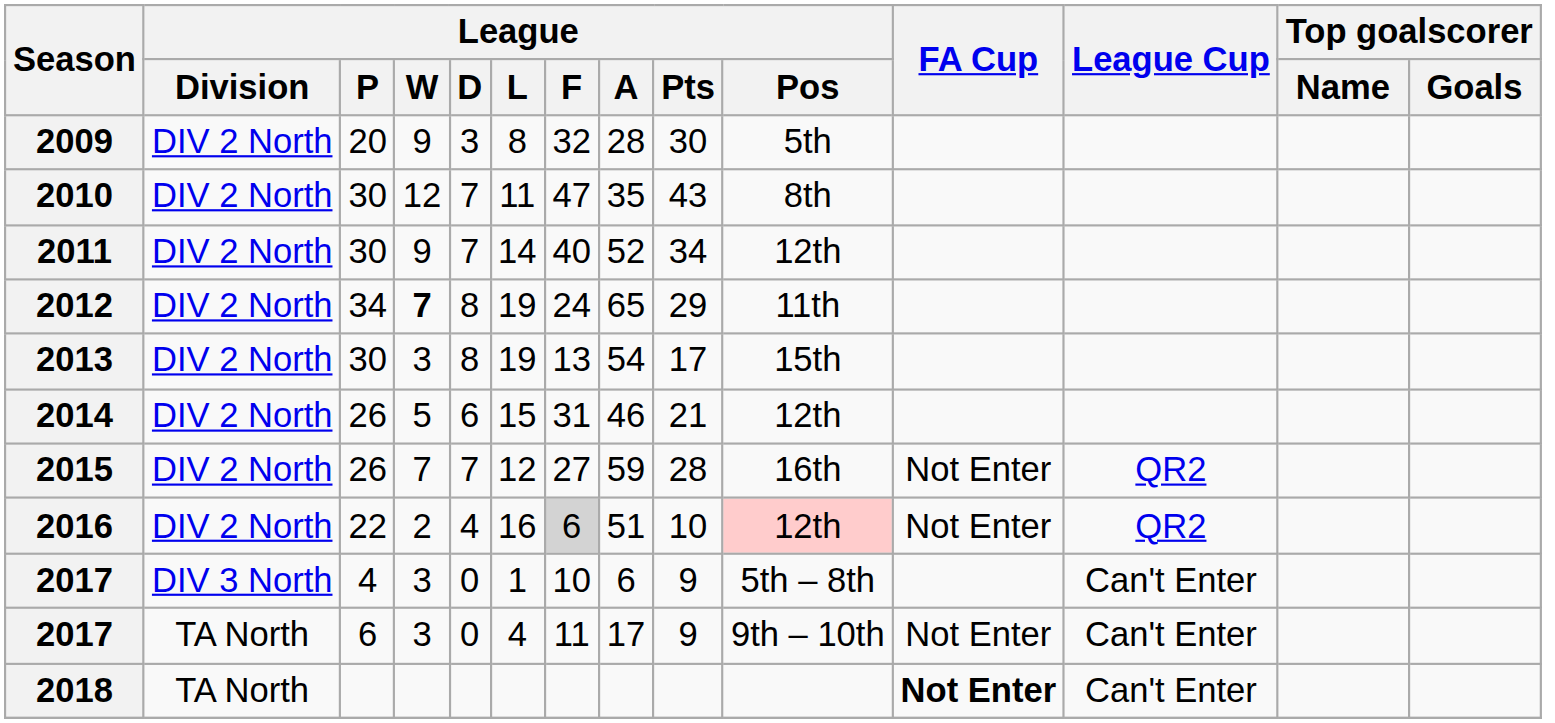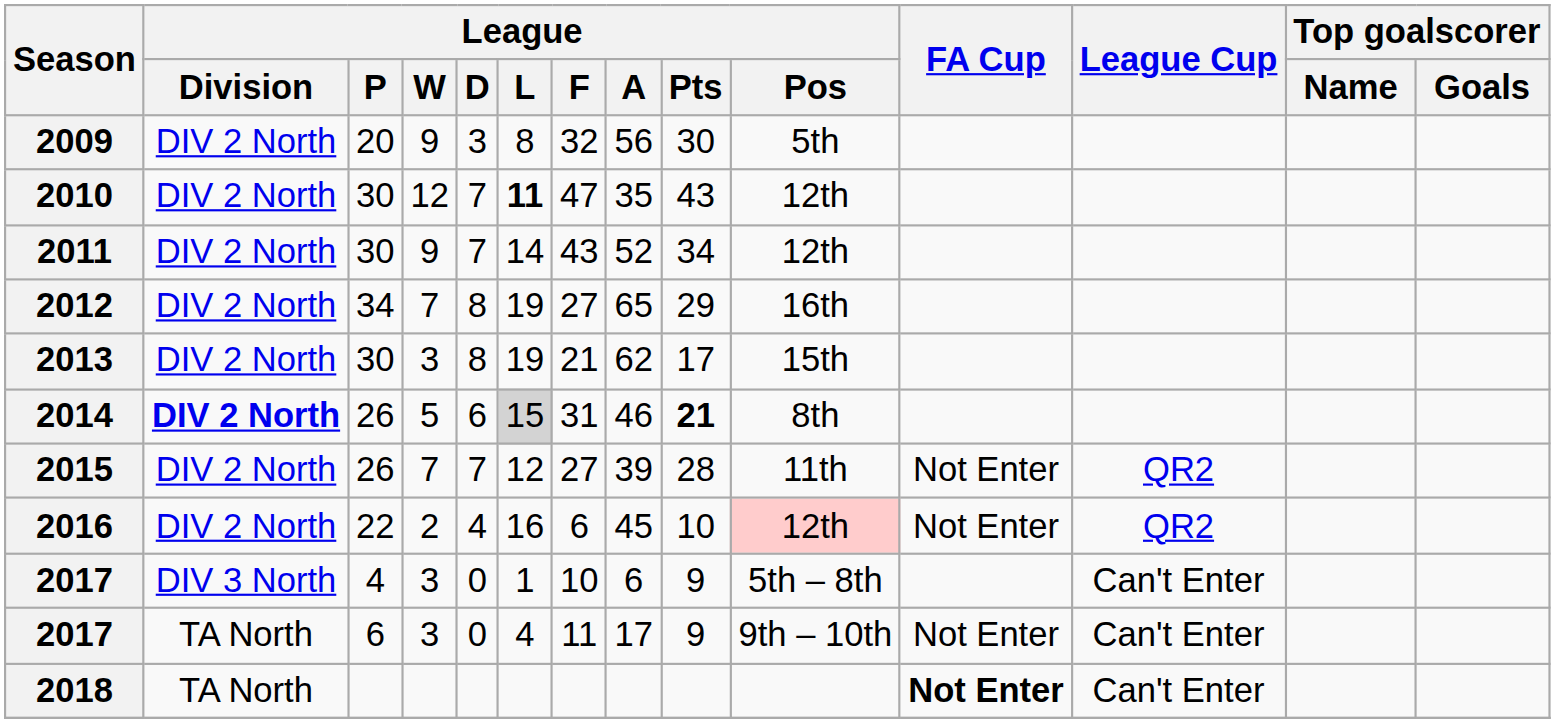(626, 141) 28 -> (634, 141) 56
(517, 196) normal -> (525, 196) bold
(808, 196) 8th -> (815, 196) 12th
(572, 251) 40 -> (579, 251) 43
(422, 305) bold -> (430, 305) normal
(572, 305) 24 -> (579, 305) 27
(808, 305) 11th -> (815, 305) 16th
(572, 360) 13 -> (579, 360) 21
(626, 360) 54 -> (634, 360) 62
(242, 415) normal -> (246, 415) bold
(517, 415) no background -> (525, 415) lightgrey background
(688, 415) normal -> (696, 415) bold
(808, 415) 12th -> (815, 415) 8th
(626, 470) 59 -> (634, 470) 39
(808, 470) 16th -> (815, 470) 11th
(572, 525) lightgrey background -> (579, 525) no background
(626, 525) 51 -> (634, 525) 45
